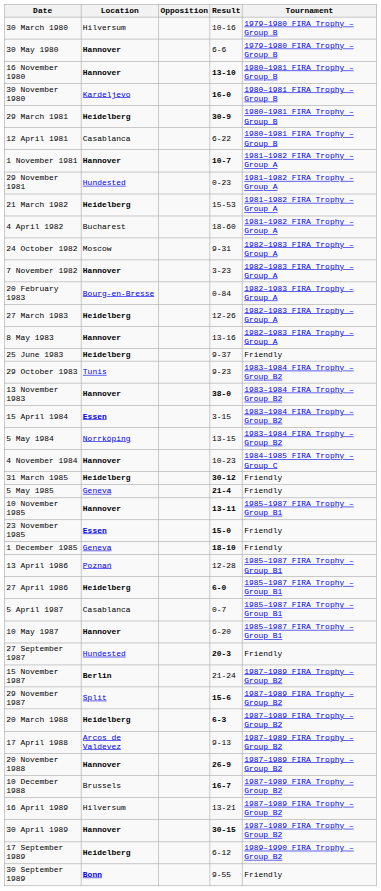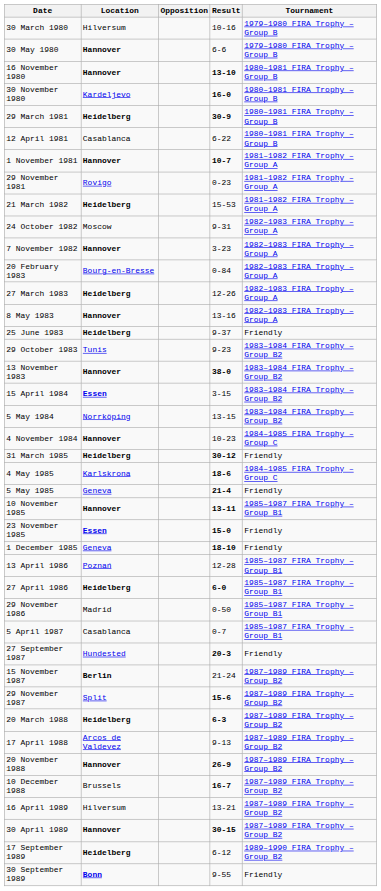(104, 183) Hundested -> (97, 183) Rovigo
- row: (35, 227)
+ row: (30, 474)
+ row: (32, 610)
- row: (32, 632)
